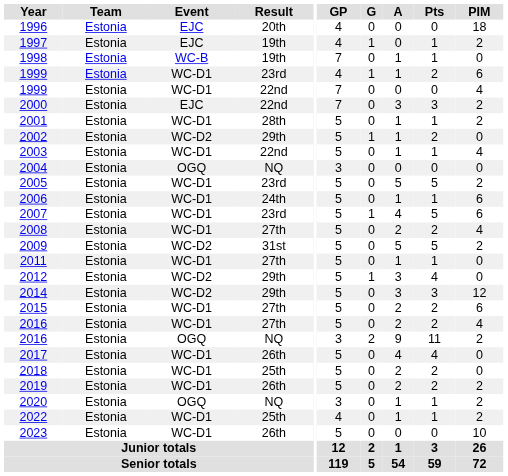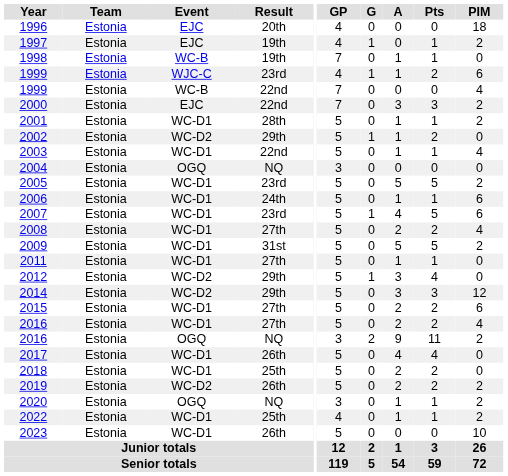(192, 74) WC-D1 -> (192, 74) WJC-C
(192, 89) WC-D1 -> (192, 89) WC-B
(192, 245) WC-D2 -> (192, 245) WC-D1
(192, 386) WC-D1 -> (192, 386) WC-D2
